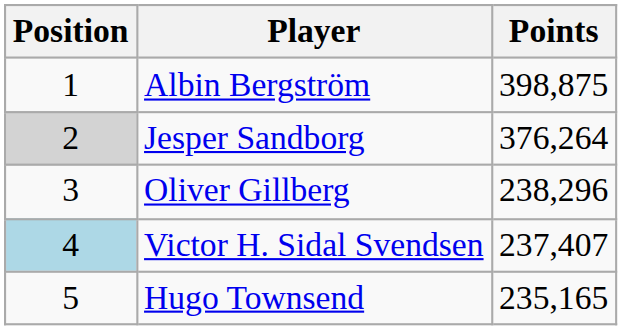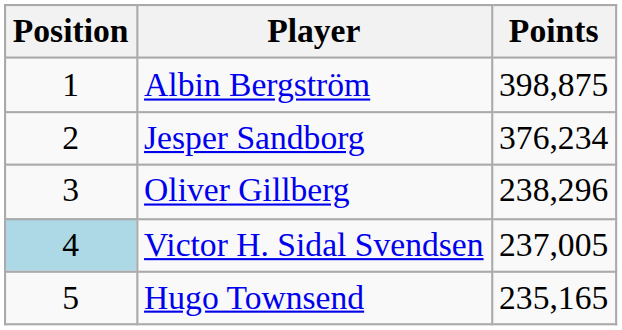(71, 137) lightgrey background -> (71, 137) no background
(554, 137) 376,264 -> (554, 137) 376,234
(554, 244) 237,407 -> (554, 244) 237,005
